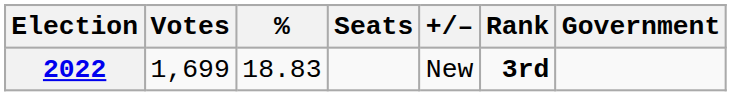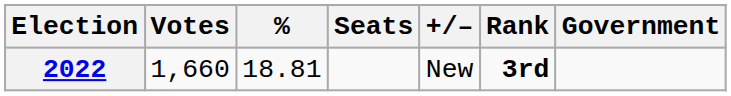(190, 70) 1,699 -> (190, 70) 1,660
(282, 70) 18.83 -> (282, 70) 18.81
